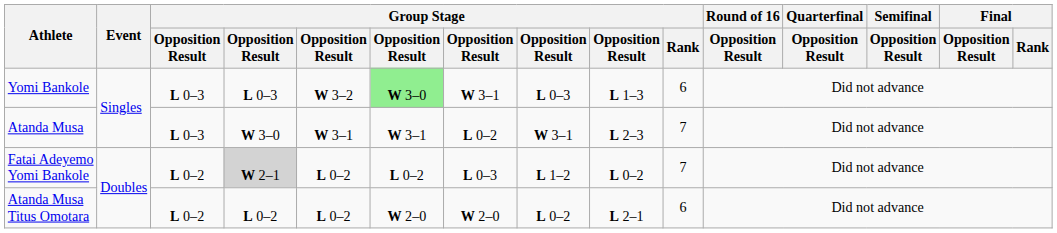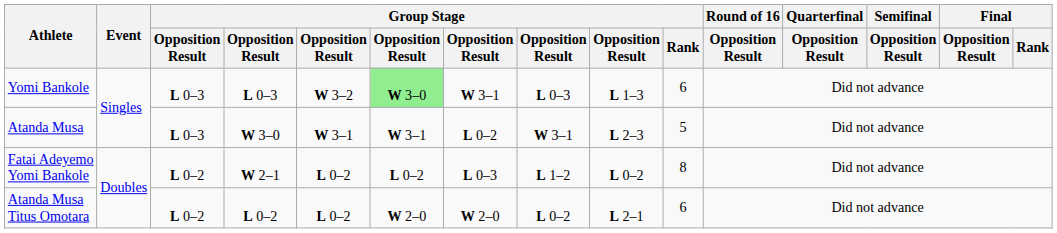(683, 128) 7 -> (683, 128) 5
(260, 176) lightgrey background -> (260, 176) no background
(683, 167) 7 -> (683, 167) 8
